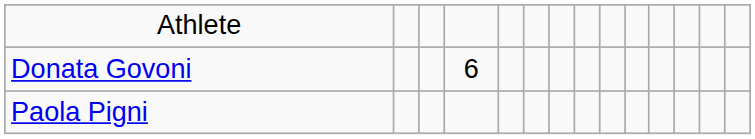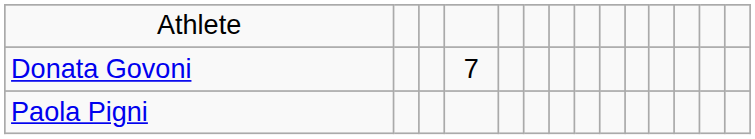(471, 68) 6 -> (471, 68) 7
